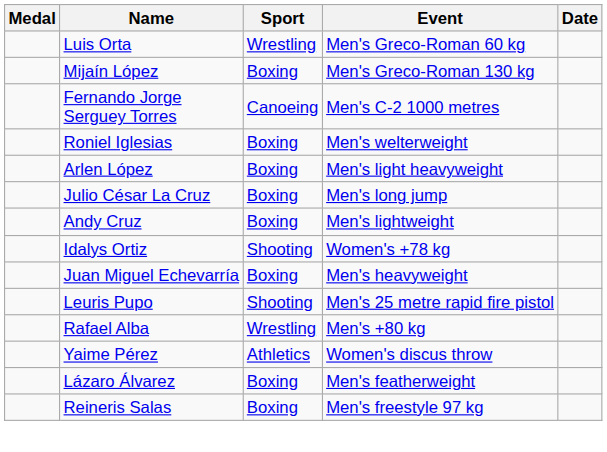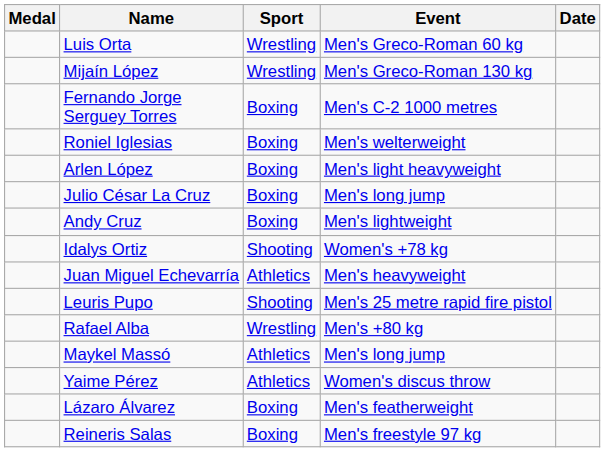(272, 71) Boxing -> (282, 71) Wrestling
(283, 107) Canoeing -> (272, 107) Boxing
(272, 275) Boxing -> (278, 275) Athletics
+ row: (117, 354)
